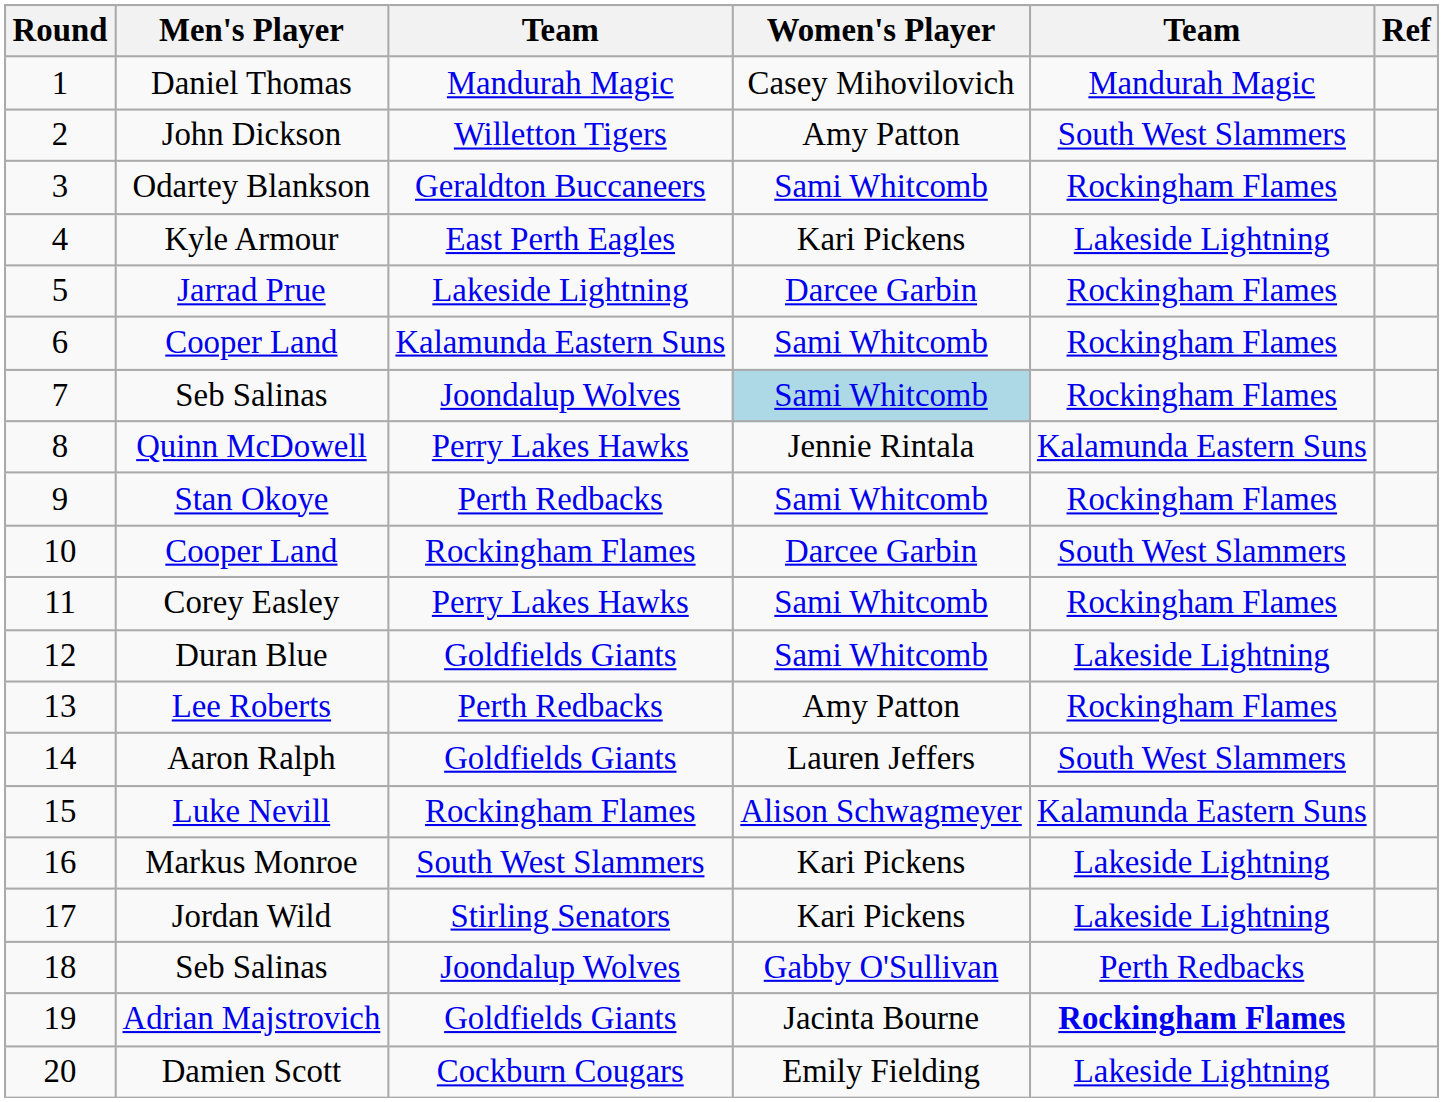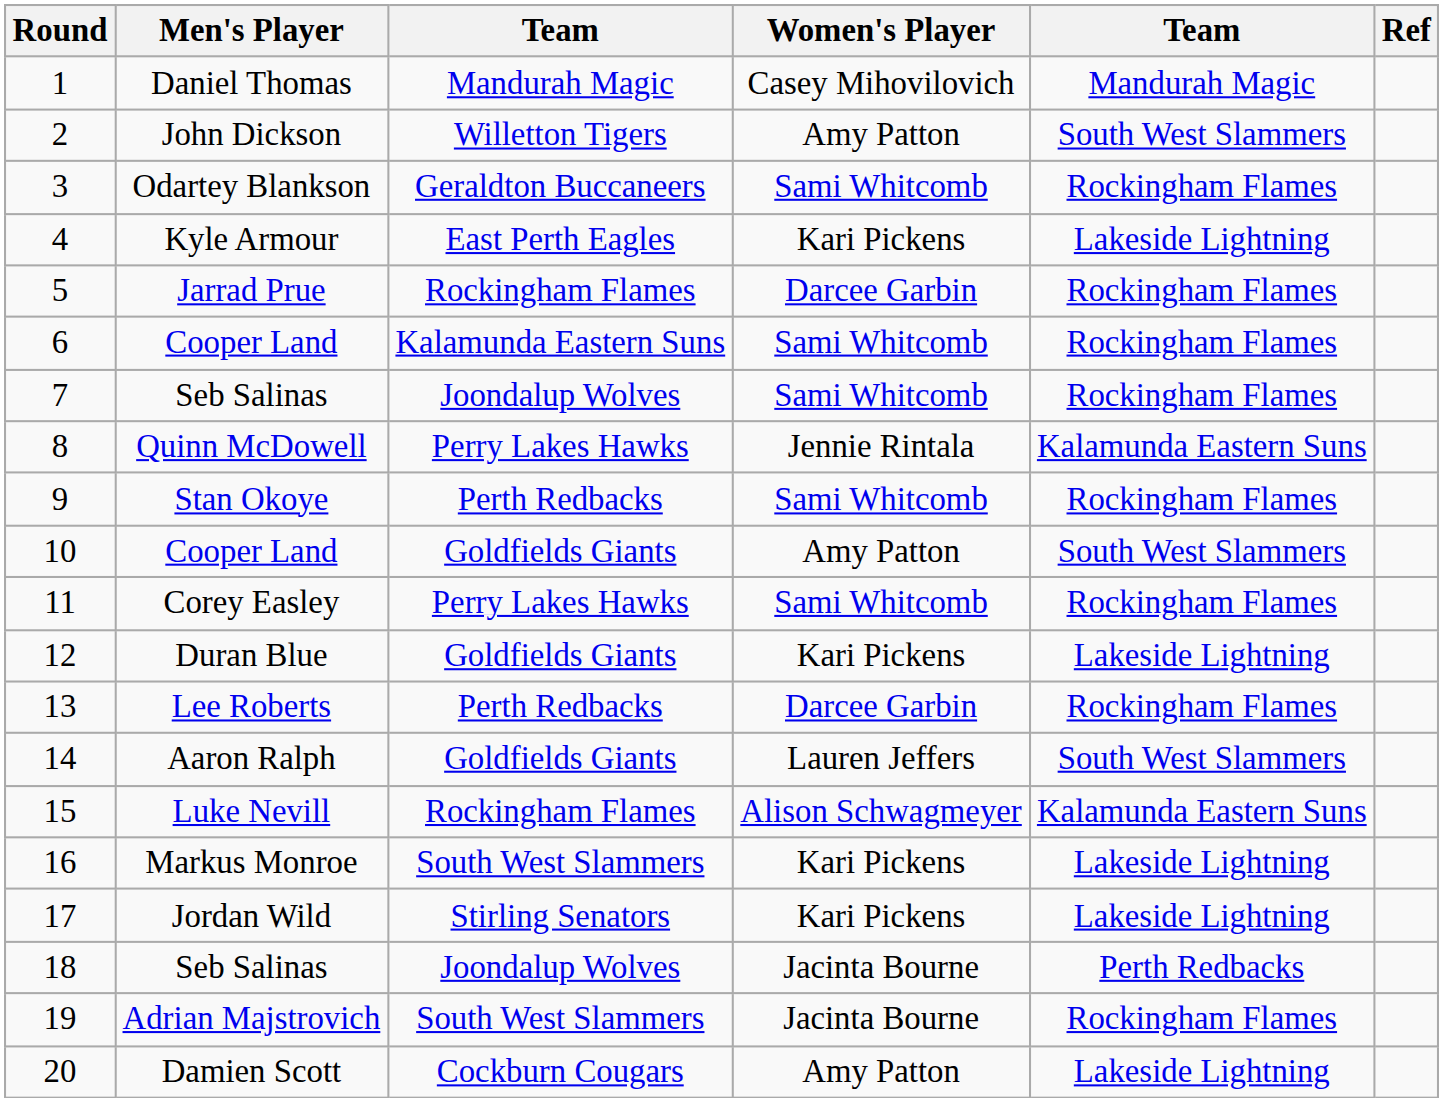(560, 290) Lakeside Lightning -> (560, 290) Rockingham Flames
(881, 394) lightblue background -> (881, 394) no background
(560, 550) Rockingham Flames -> (560, 550) Goldfields Giants
(881, 550) Darcee Garbin -> (881, 550) Amy Patton
(881, 654) Sami Whitcomb -> (881, 654) Kari Pickens
(881, 706) Amy Patton -> (881, 706) Darcee Garbin
(881, 966) Gabby O'Sullivan -> (881, 966) Jacinta Bourne
(560, 1018) Goldfields Giants -> (560, 1018) South West Slammers
(1202, 1018) bold -> (1202, 1018) normal
(881, 1070) Emily Fielding -> (881, 1070) Amy Patton
